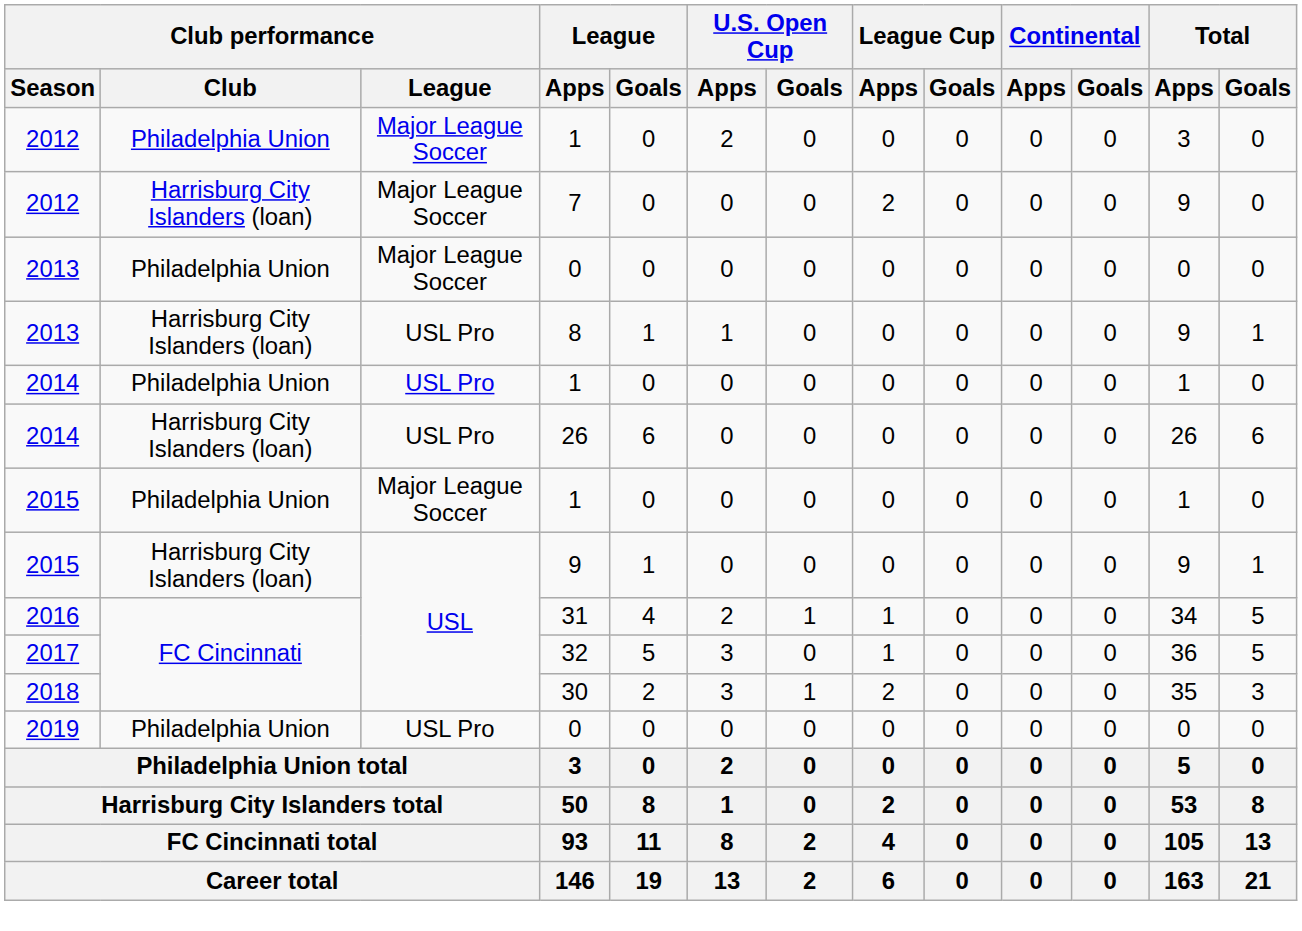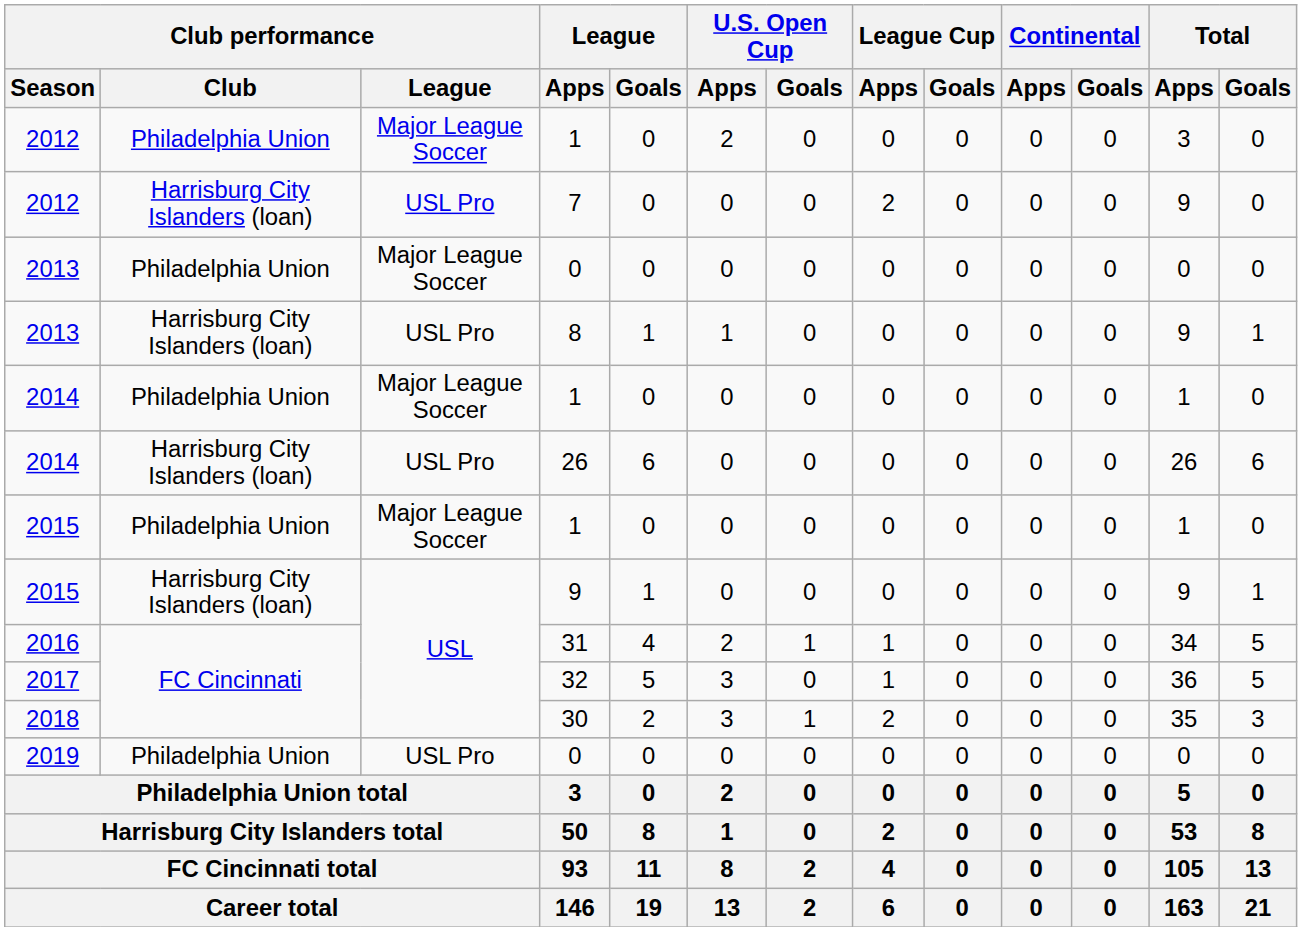(450, 203) Major League Soccer -> (450, 203) USL Pro
(450, 384) USL Pro -> (450, 397) Major League Soccer
